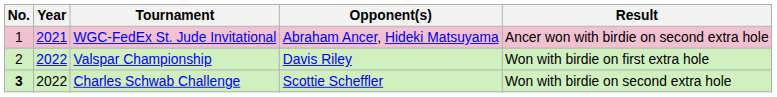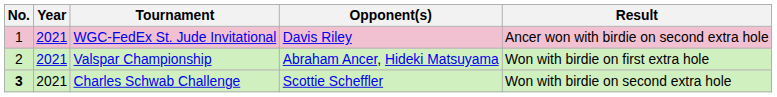(391, 37) Abraham Ancer, Hideki Matsuyama -> (317, 37) Davis Riley
(52, 59) 2022 -> (52, 59) 2021
(317, 59) Davis Riley -> (391, 59) Abraham Ancer, Hideki Matsuyama
(52, 81) 2022 -> (52, 81) 2021
